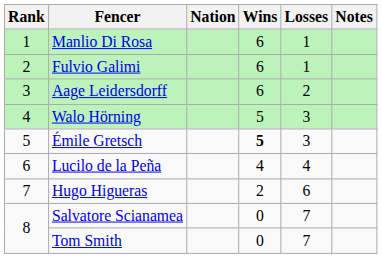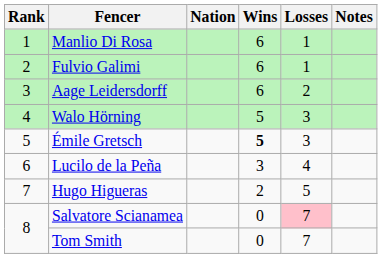(260, 166) 4 -> (260, 166) 3
(306, 191) 6 -> (306, 191) 5
(306, 215) no background -> (306, 215) pink background
